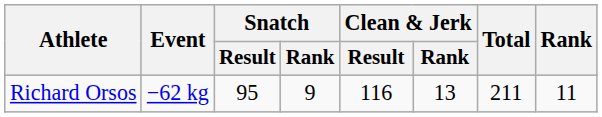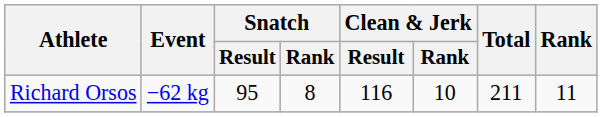(310, 93) 9 -> (310, 93) 8
(445, 93) 13 -> (445, 93) 10
